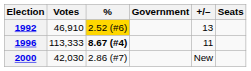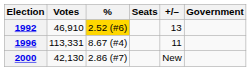columns swapped: (231, 12) <-> (160, 12)
(66, 43) 113,333 -> (66, 43) 113,331
(108, 43) bold -> (108, 43) normal
(69, 58) 42,030 -> (69, 58) 42,130
